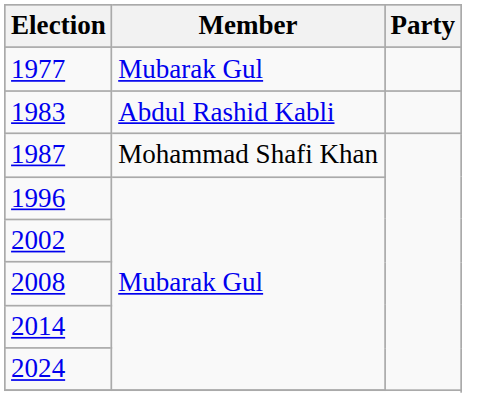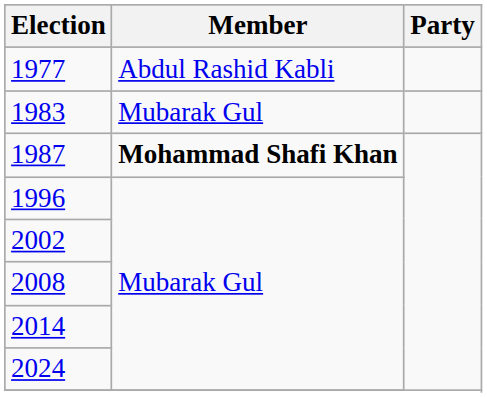(191, 68) Mubarak Gul -> (226, 68) Abdul Rashid Kabli
(226, 111) Abdul Rashid Kabli -> (191, 111) Mubarak Gul
(248, 154) normal -> (258, 154) bold
